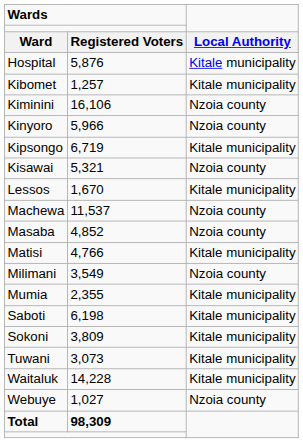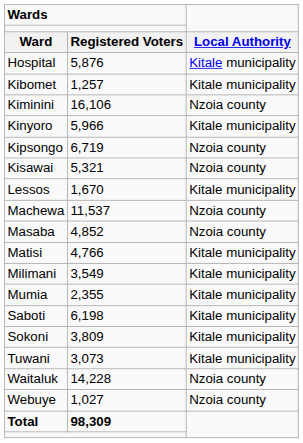(228, 126) Nzoia county -> (242, 126) Kitale municipality
(242, 147) Kitale municipality -> (228, 147) Nzoia county
(228, 273) Nzoia county -> (242, 273) Kitale municipality
(242, 379) Kitale municipality -> (228, 379) Nzoia county
